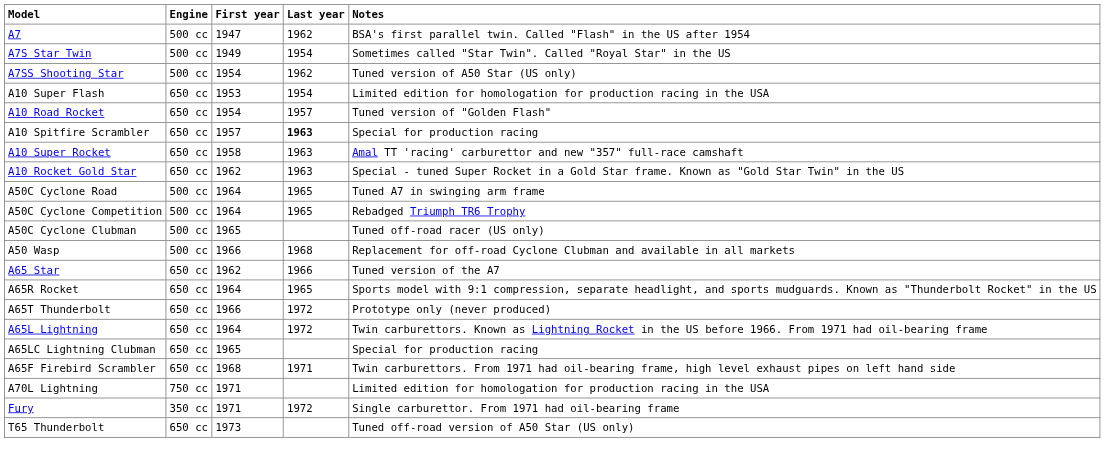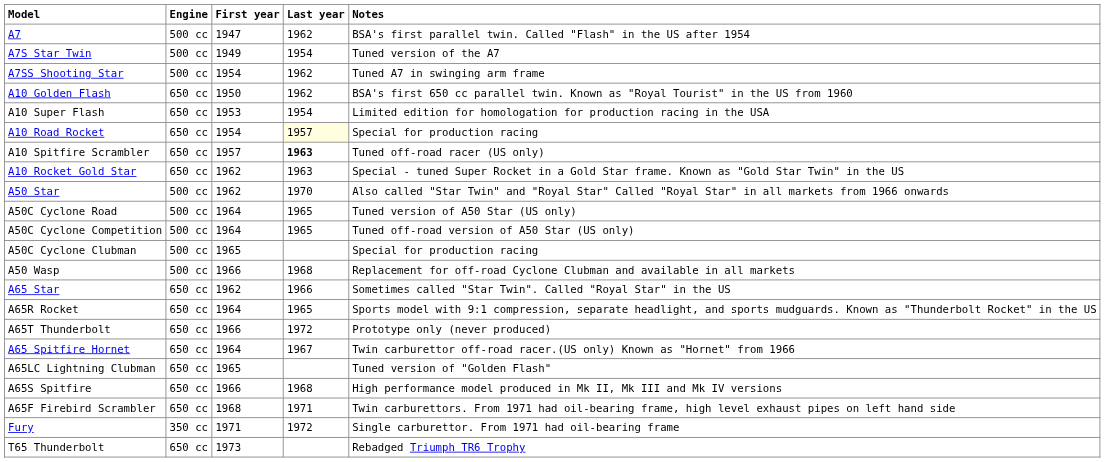(541, 54) Sometimes called "Star Twin". Called "Royal Star" in the US -> (426, 54) Tuned version of the A7
(464, 73) Tuned version of A50 Star (US only) -> (448, 73) Tuned A7 in swinging arm frame
+ row: (59, 93)
(300, 113) no background -> (300, 132) lightyellow background
(452, 113) Tuned version of "Golden Flash" -> (445, 132) Special for production racing
(445, 132) Special for production racing -> (448, 152) Tuned off-road racer (US only)
- row: (59, 152)
+ row: (34, 191)
(448, 191) Tuned A7 in swinging arm frame -> (464, 211) Tuned version of A50 Star (US only)
(439, 211) Rebadged Triumph TR6 Trophy -> (493, 231) Tuned off-road version of A50 Star (US only)
(448, 231) Tuned off-road racer (US only) -> (445, 250) Special for production racing
(426, 270) Tuned version of the A7 -> (541, 290) Sometimes called "Star Twin". Called "Royal Star" in the US
- row: (53, 329)
+ row: (69, 349)
(445, 349) Special for production racing -> (452, 368) Tuned version of "Golden Flash"
+ row: (50, 388)
- row: (53, 388)
(493, 428) Tuned off-road version of A50 Star (US only) -> (439, 447) Rebadged Triumph TR6 Trophy
